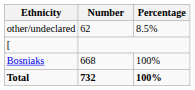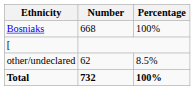rows swapped: (25, 61) <-> (41, 28)
